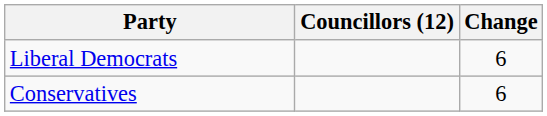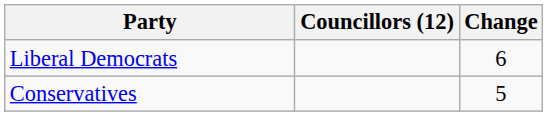(501, 93) 6 -> (501, 93) 5
